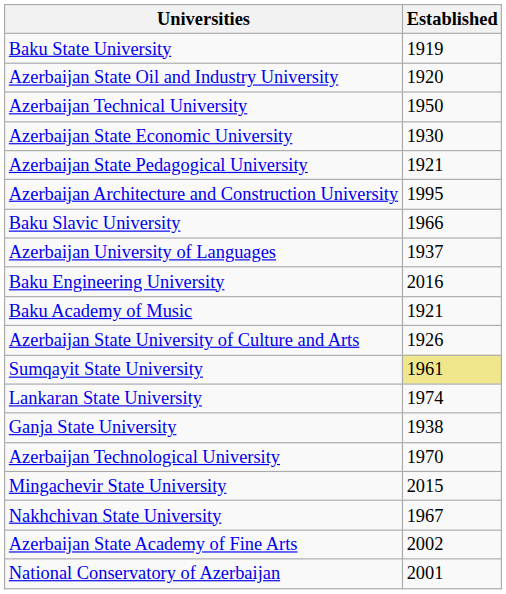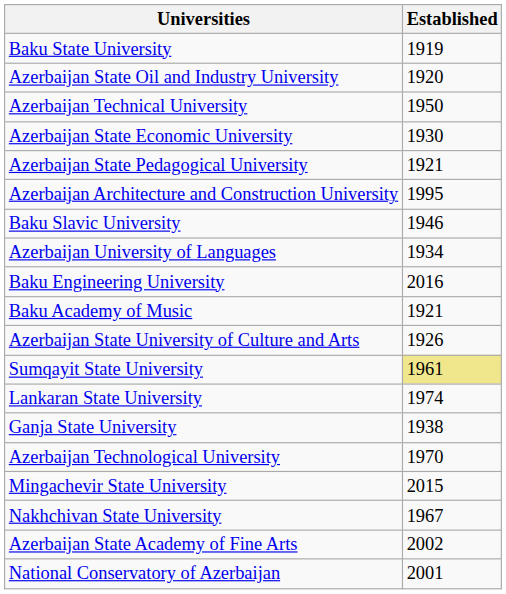(425, 223) 1966 -> (425, 223) 1946
(425, 252) 1937 -> (425, 252) 1934
